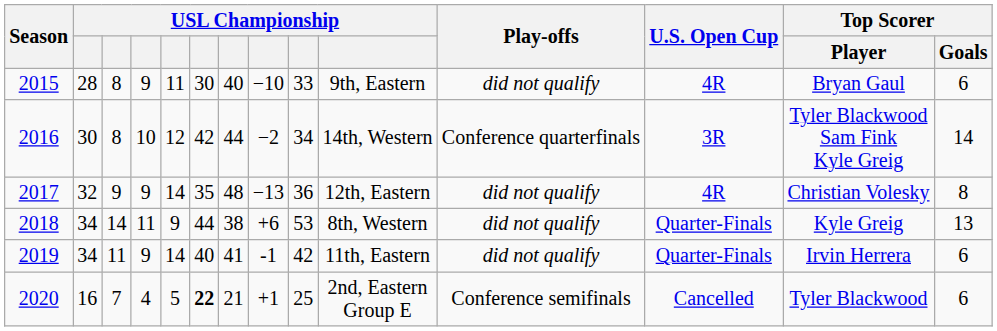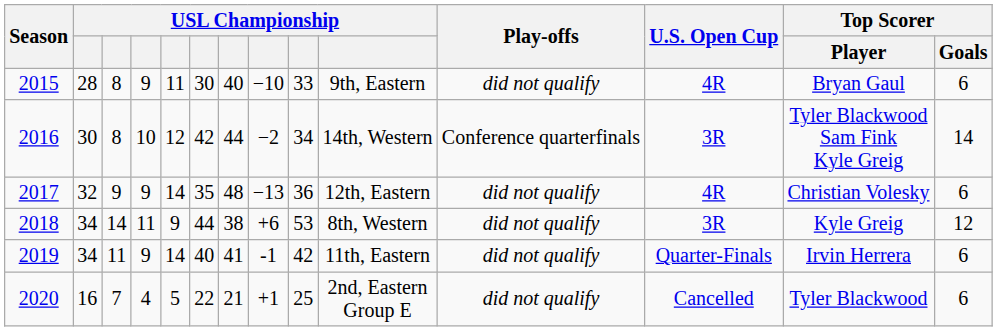(963, 192) 8 -> (963, 192) 6
(714, 223) Quarter-Finals -> (714, 223) 3R
(963, 223) 13 -> (963, 223) 12
(204, 298) bold -> (204, 298) normal
(541, 298) Conference semifinals -> (541, 298) did not qualify
